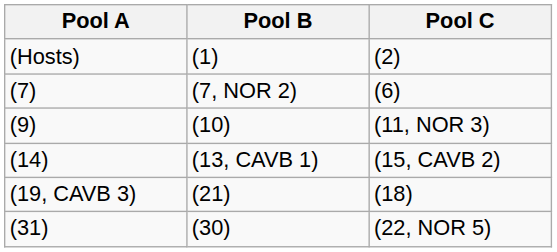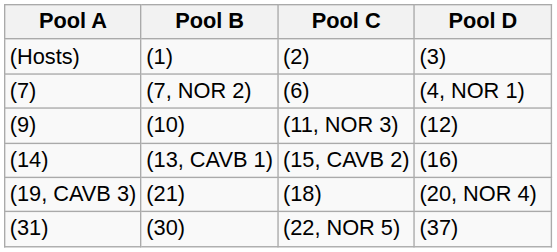+ column: (483, 21)
